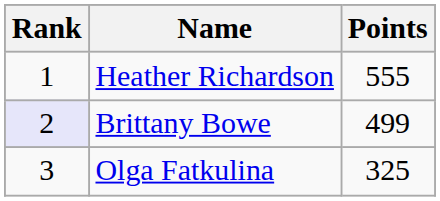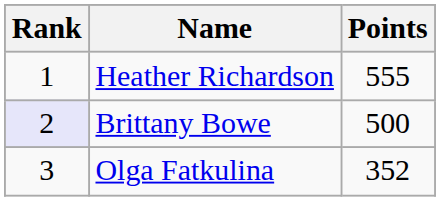(388, 123) 499 -> (388, 123) 500
(388, 170) 325 -> (388, 170) 352
